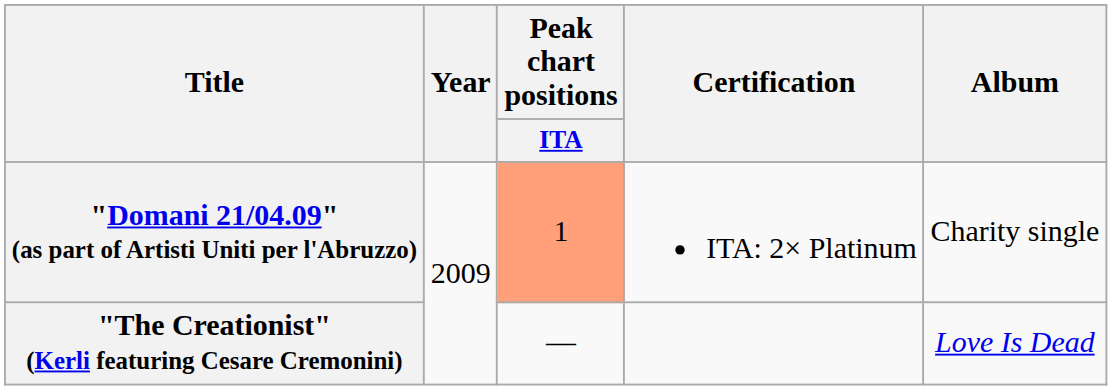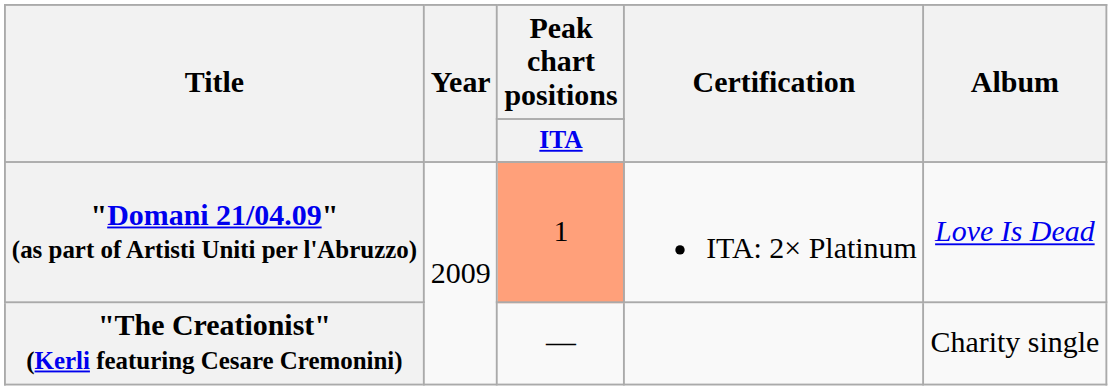(1015, 231) Charity single -> (1015, 231) Love Is Dead
(1015, 342) Love Is Dead -> (1015, 342) Charity single
